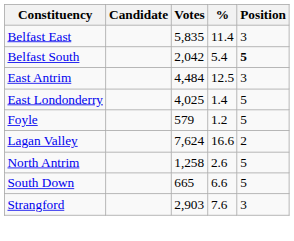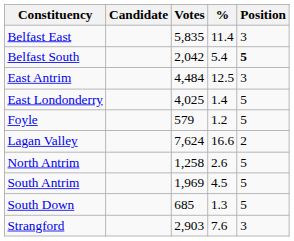+ row: (43, 183)
(184, 183) 665 -> (184, 204) 685
(219, 183) 6.6 -> (219, 204) 1.3
